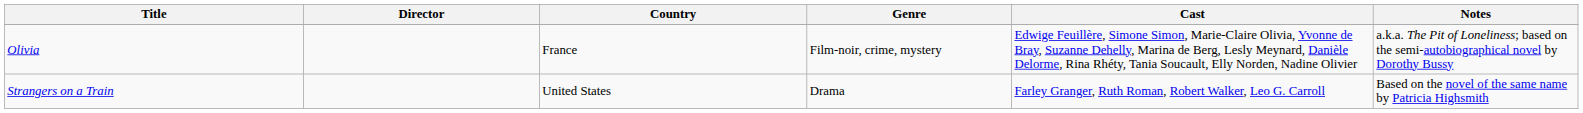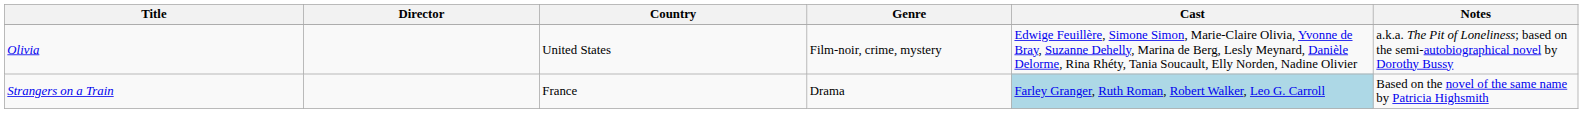(560, 49) France -> (577, 49) United States
(577, 91) United States -> (560, 91) France
(1170, 91) no background -> (1170, 91) lightblue background
